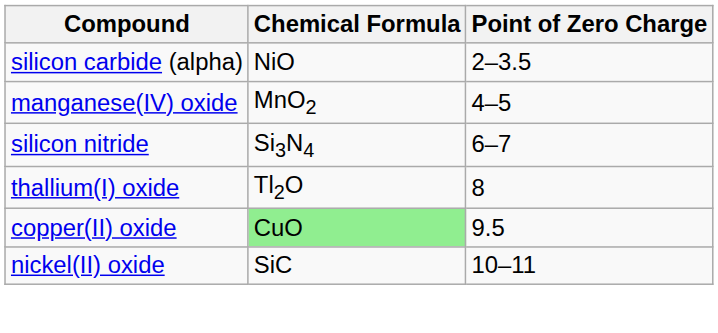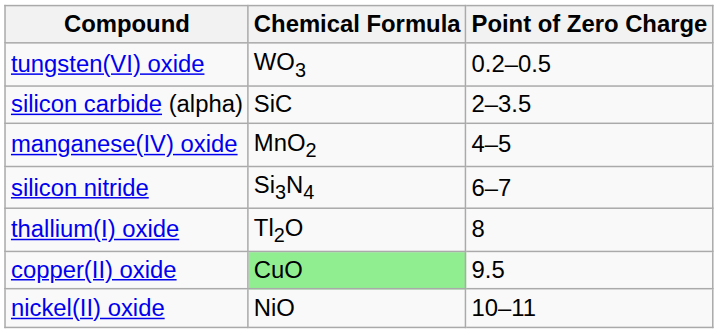+ row: (108, 64)
(274, 62) NiO -> (273, 104) SiC
(273, 265) SiC -> (274, 307) NiO
